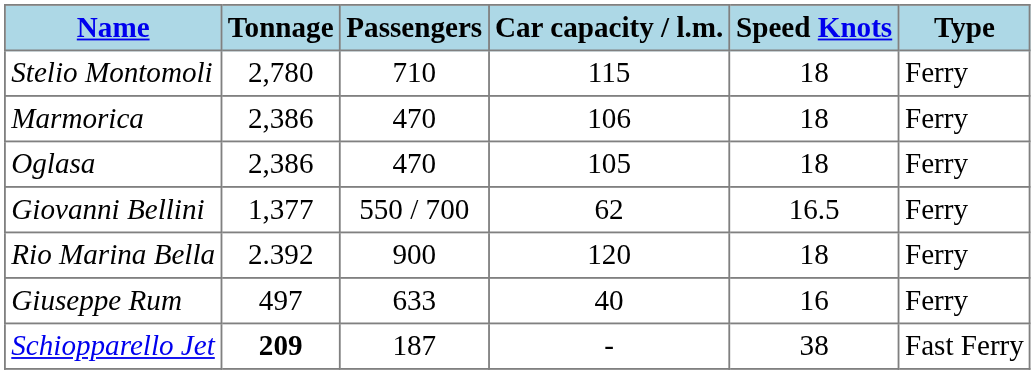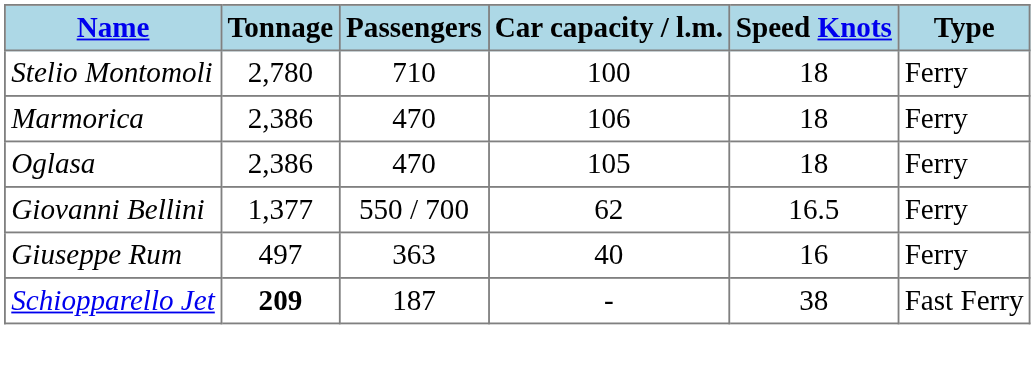(609, 72) 115 -> (609, 72) 100
- row: (113, 254)
(414, 300) 633 -> (414, 254) 363
